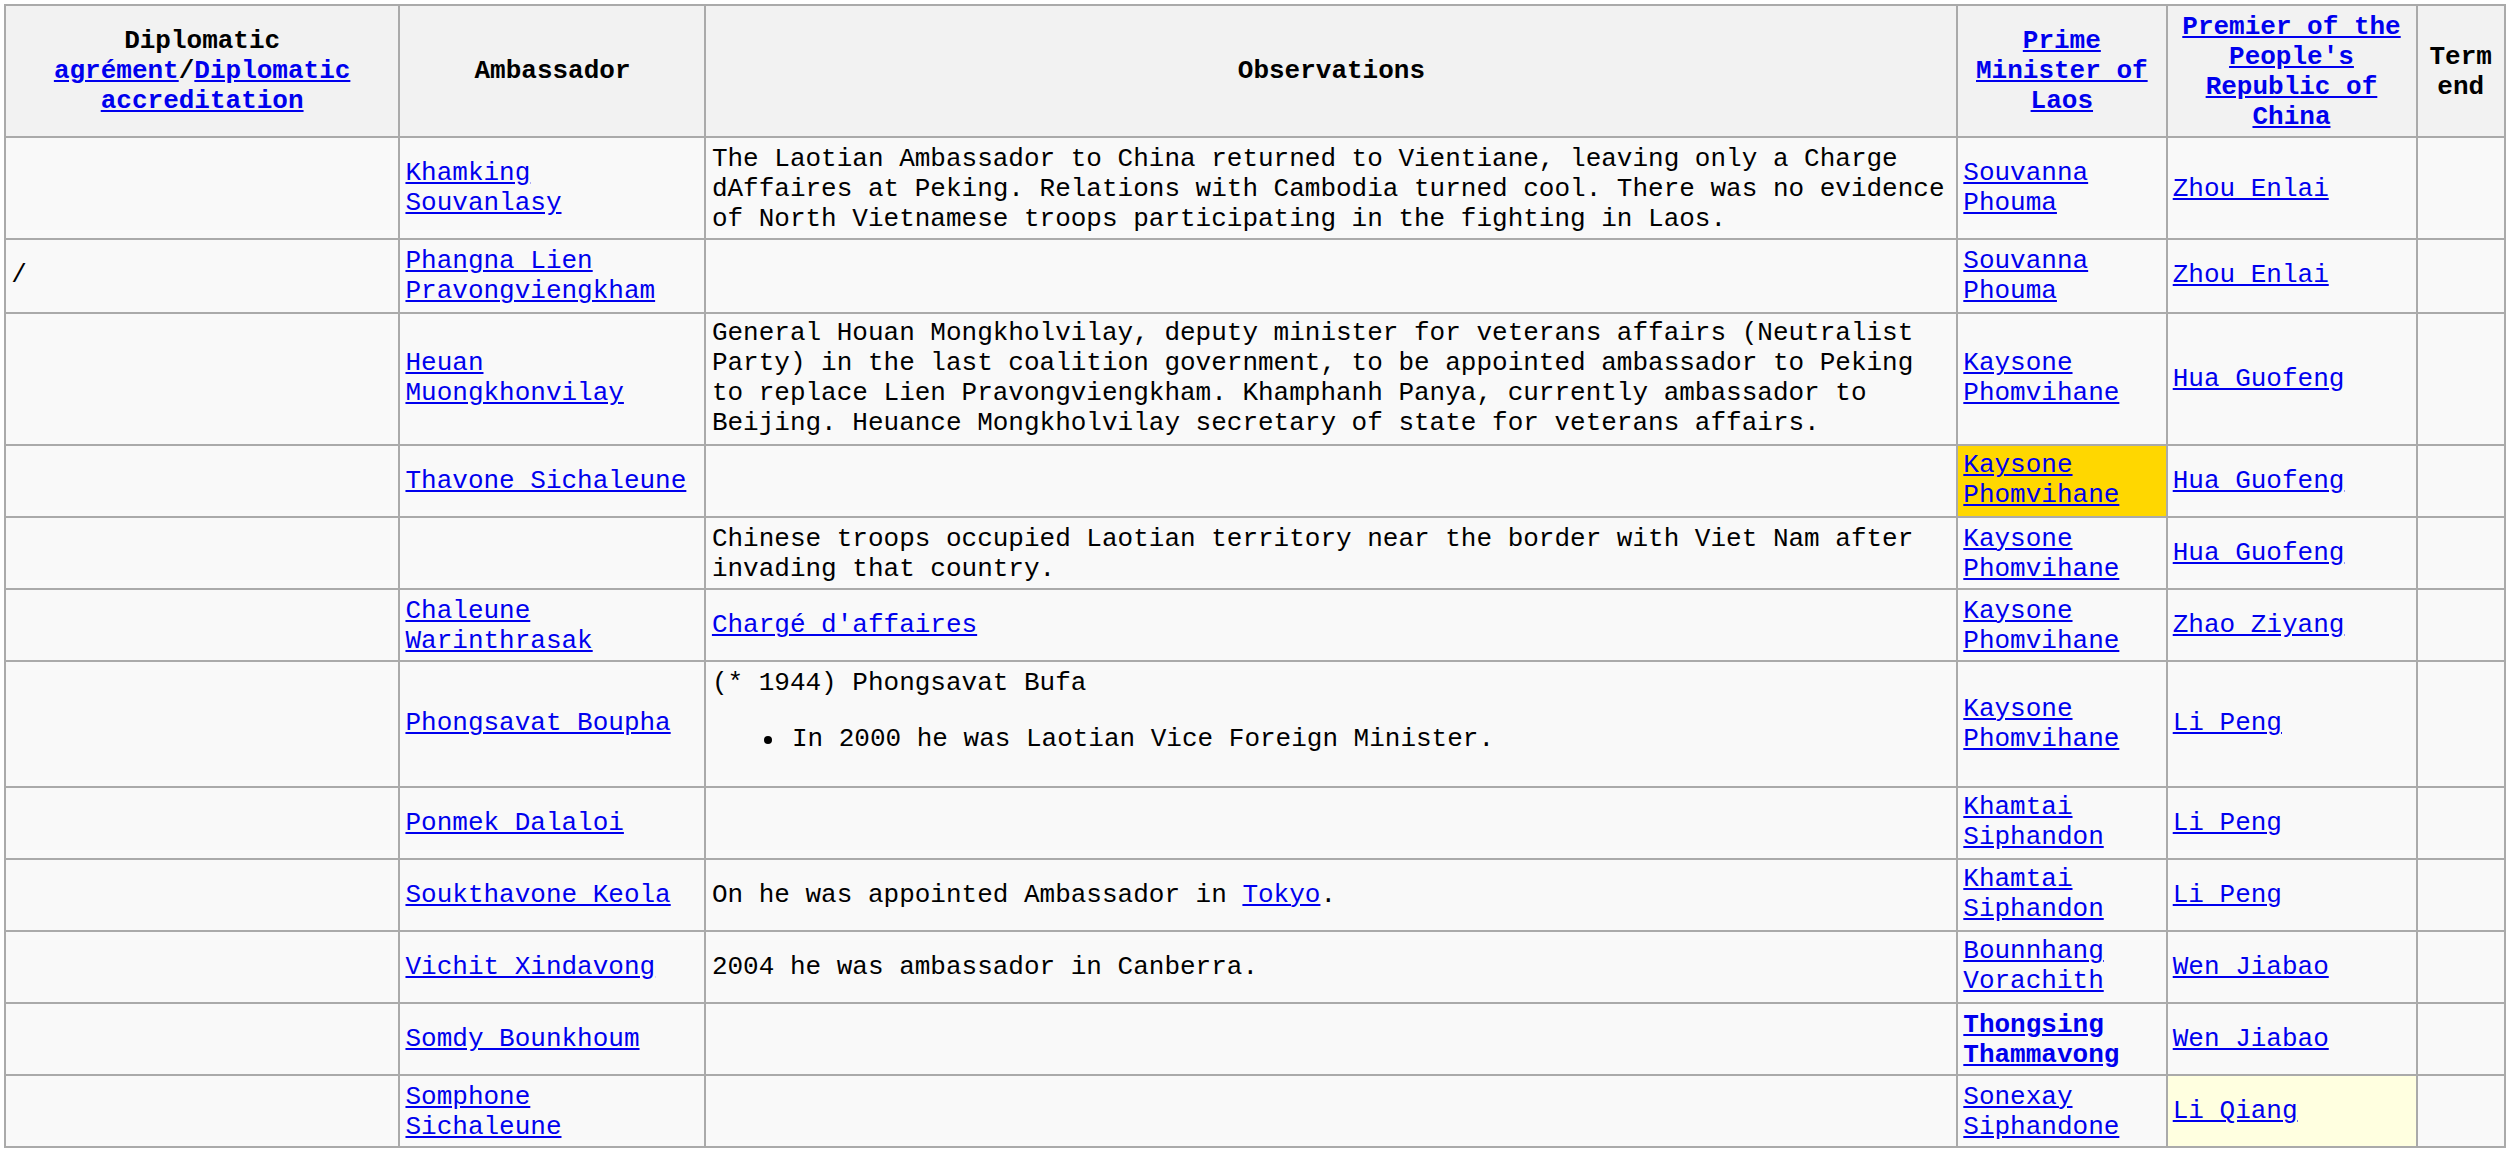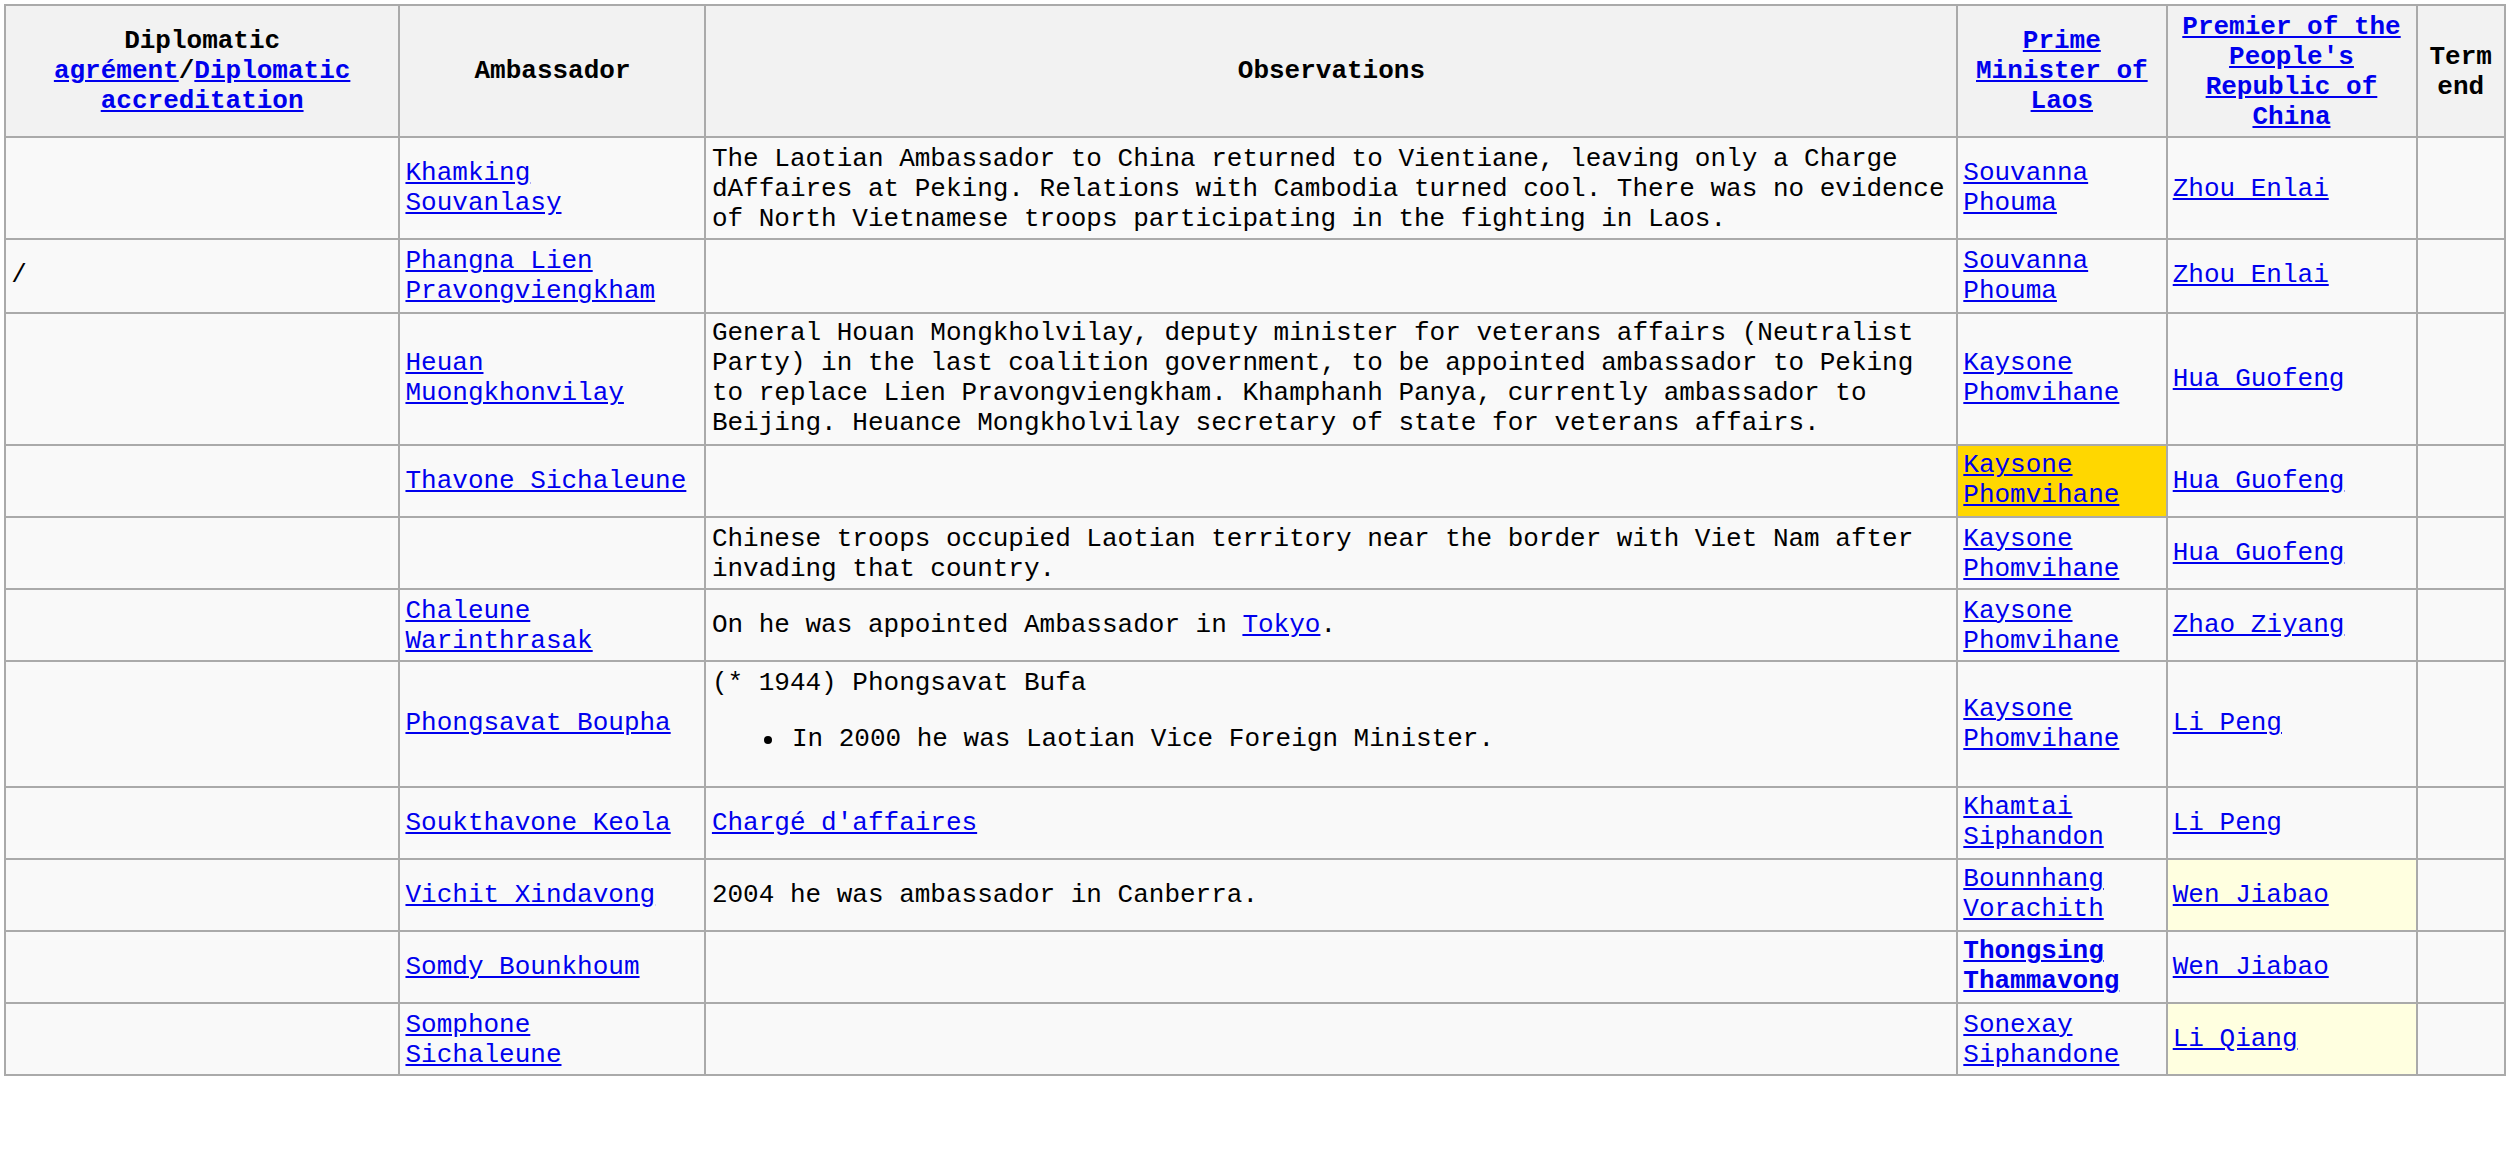(845, 625) Chargé d'affaires -> (1024, 625) On he was appointed Ambassador in Tokyo.
- row: (515, 822)
(1024, 895) On he was appointed Ambassador in Tokyo. -> (845, 822) Chargé d'affaires
(2251, 967) no background -> (2251, 895) lightyellow background
